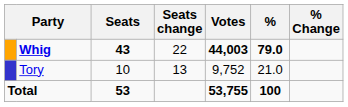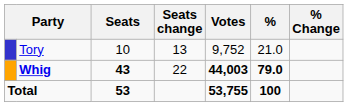rows swapped: (35, 49) <-> (32, 70)
